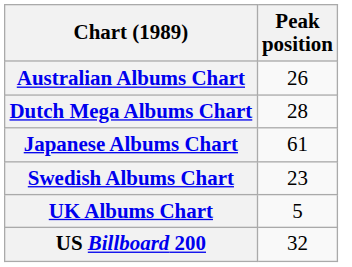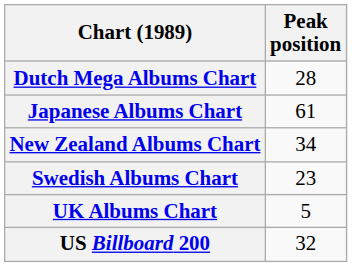- row: (131, 77)
+ row: (135, 144)
